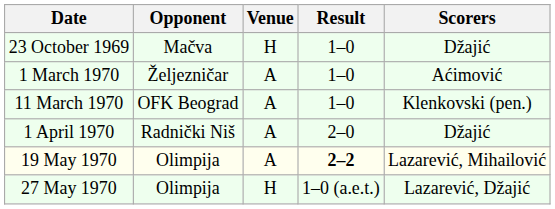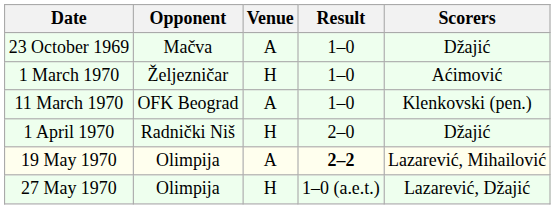(270, 47) H -> (270, 47) A
(270, 75) A -> (270, 75) H
(270, 132) A -> (270, 132) H
